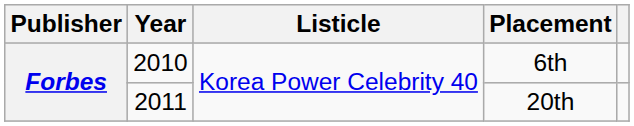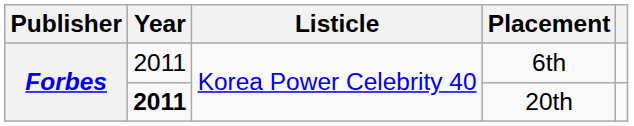(160, 62) 2010 -> (160, 62) 2011
(160, 101) normal -> (160, 101) bold
